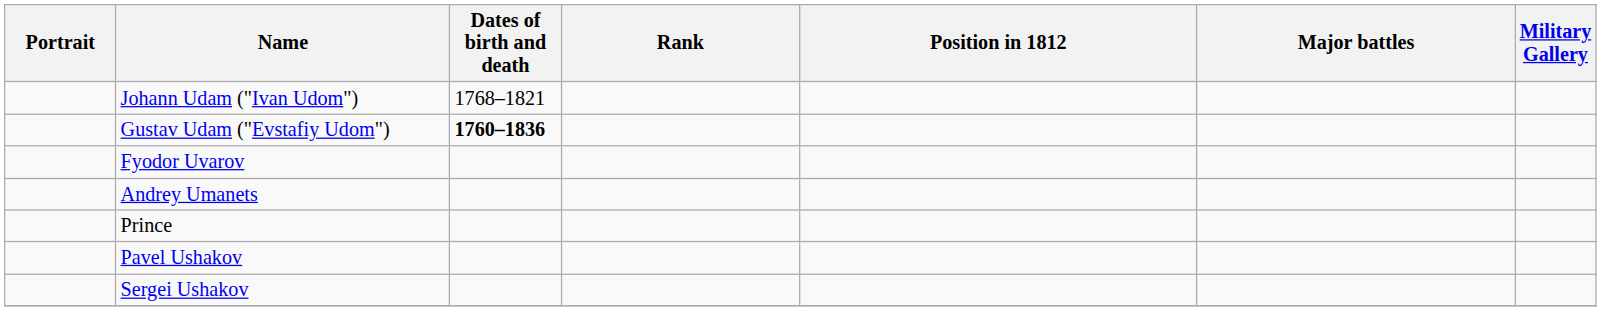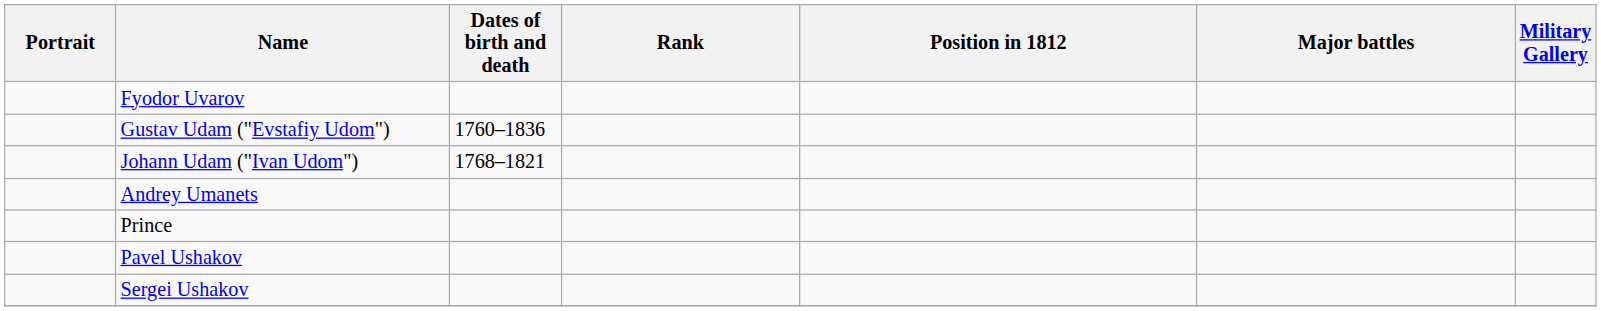rows swapped: (182, 161) <-> (239, 97)
(500, 129) bold -> (500, 129) normal
